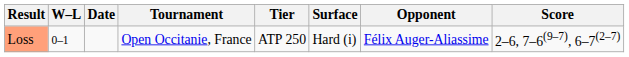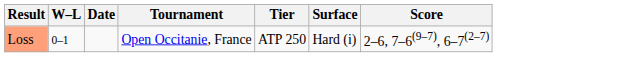- column: (426, 15)
